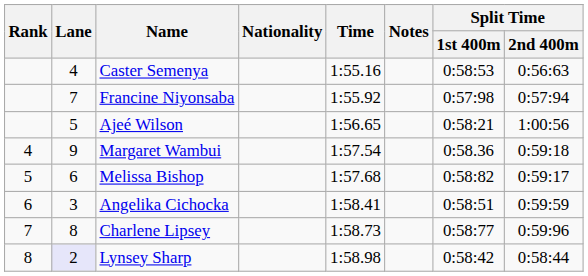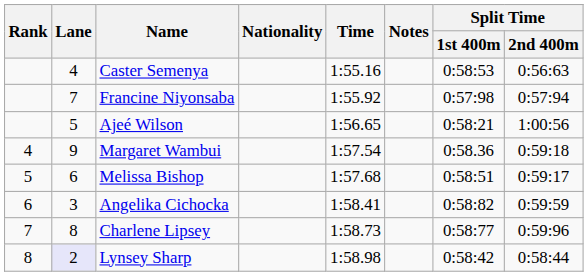(469, 177) 0:58:82 -> (469, 177) 0:58:51
(469, 204) 0:58:51 -> (469, 204) 0:58:82
